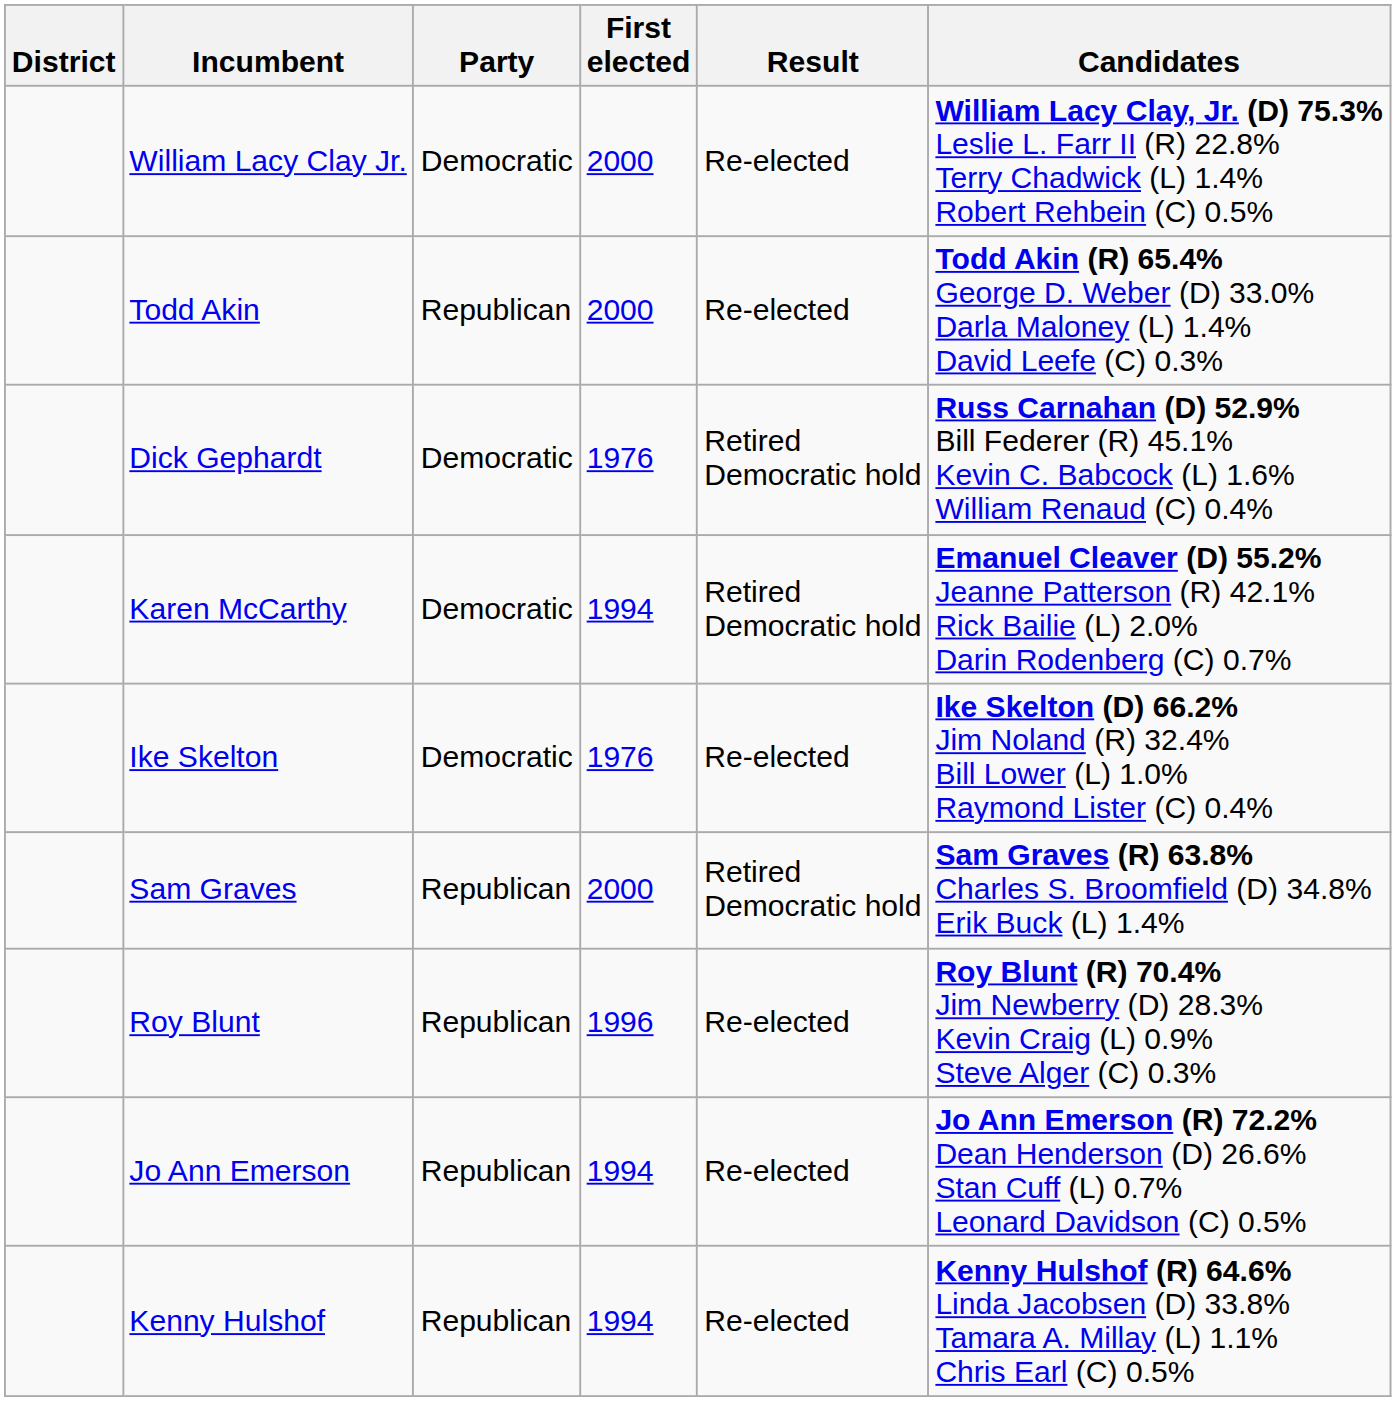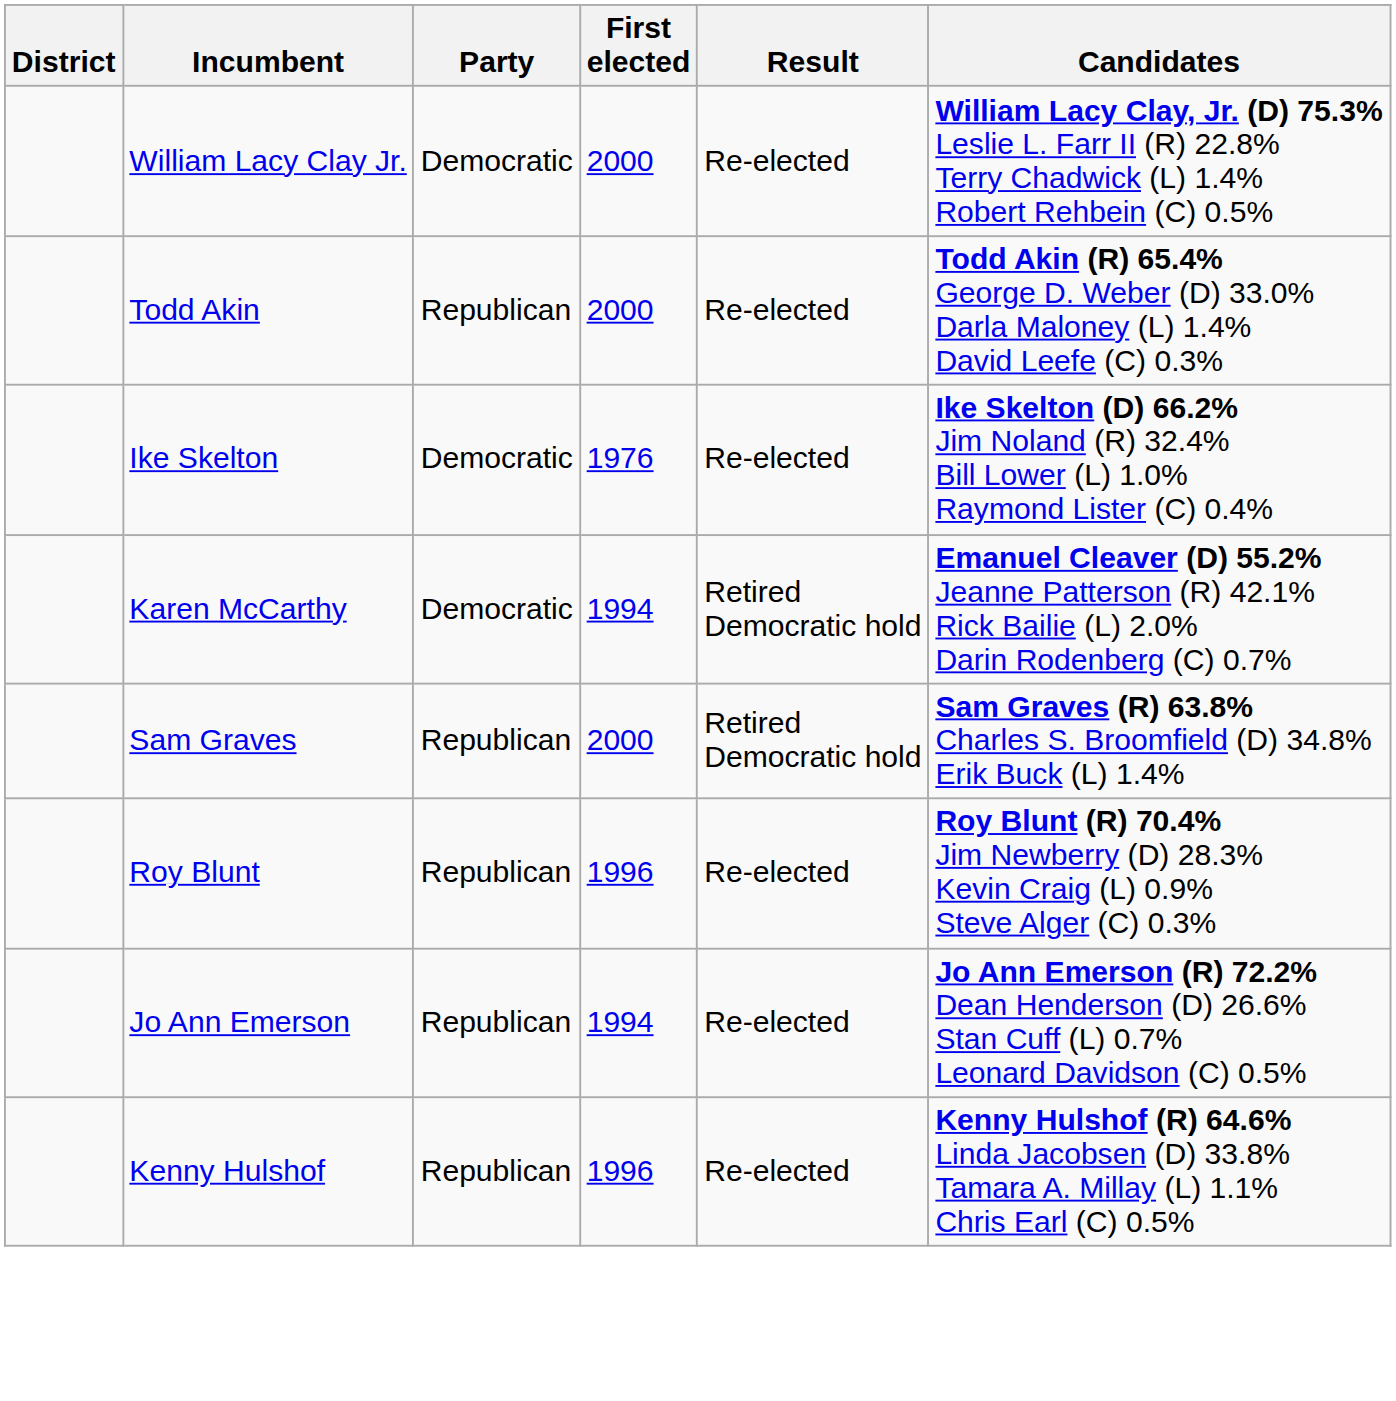- row: (226, 459)
rows swapped: (204, 757) <-> (238, 608)
(620, 1320) 1994 -> (620, 1171) 1996
